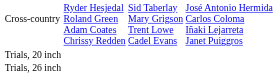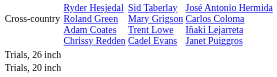rows swapped: (33, 54) <-> (33, 68)
